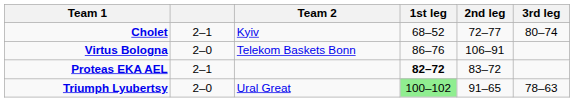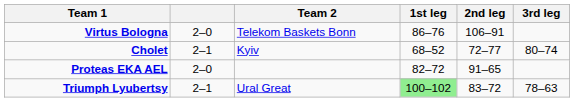rows swapped: (149, 32) <-> (126, 50)
(202, 69) 2–1 -> (202, 69) 2–0
(428, 69) bold -> (428, 69) normal
(485, 69) 83–72 -> (485, 69) 91–65
(202, 87) 2–0 -> (202, 87) 2–1
(485, 87) 91–65 -> (485, 87) 83–72
